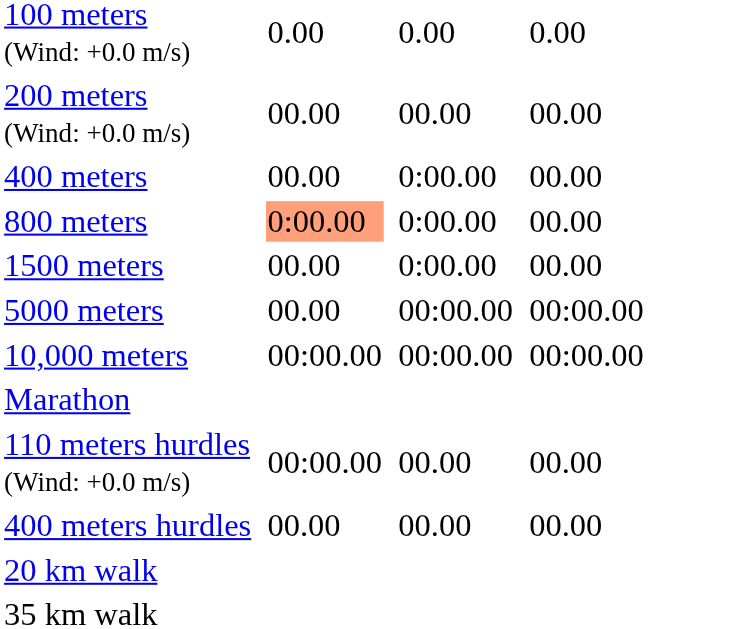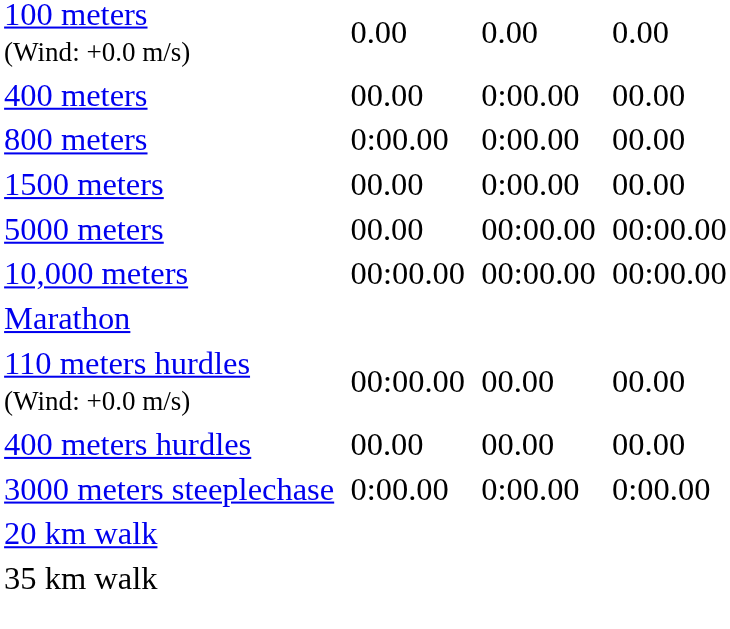- row: (97, 113)
(317, 220) lightsalmon background -> (400, 139) no background
+ row: (169, 488)
